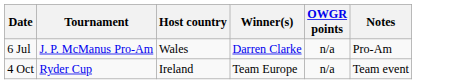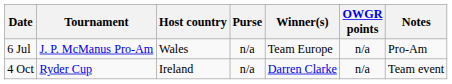+ column: (247, 21)
(267, 49) Darren Clarke -> (300, 49) Team Europe
(265, 69) Team Europe -> (302, 69) Darren Clarke
